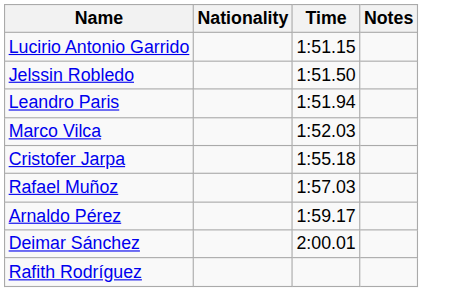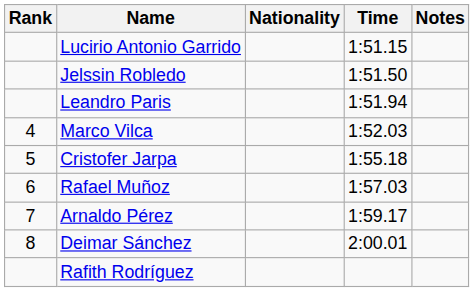+ column: (30, 18)
